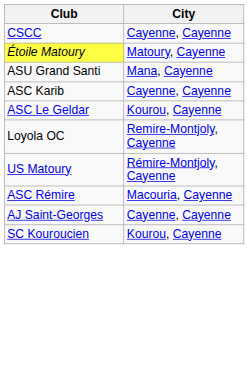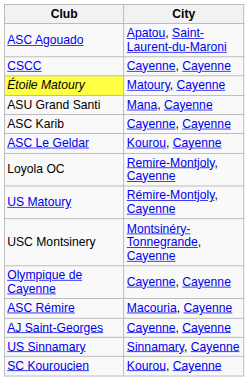+ row: (45, 40)
+ row: (51, 242)
+ row: (45, 282)
+ row: (46, 346)
